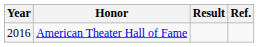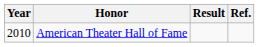(19, 32) 2016 -> (19, 32) 2010
